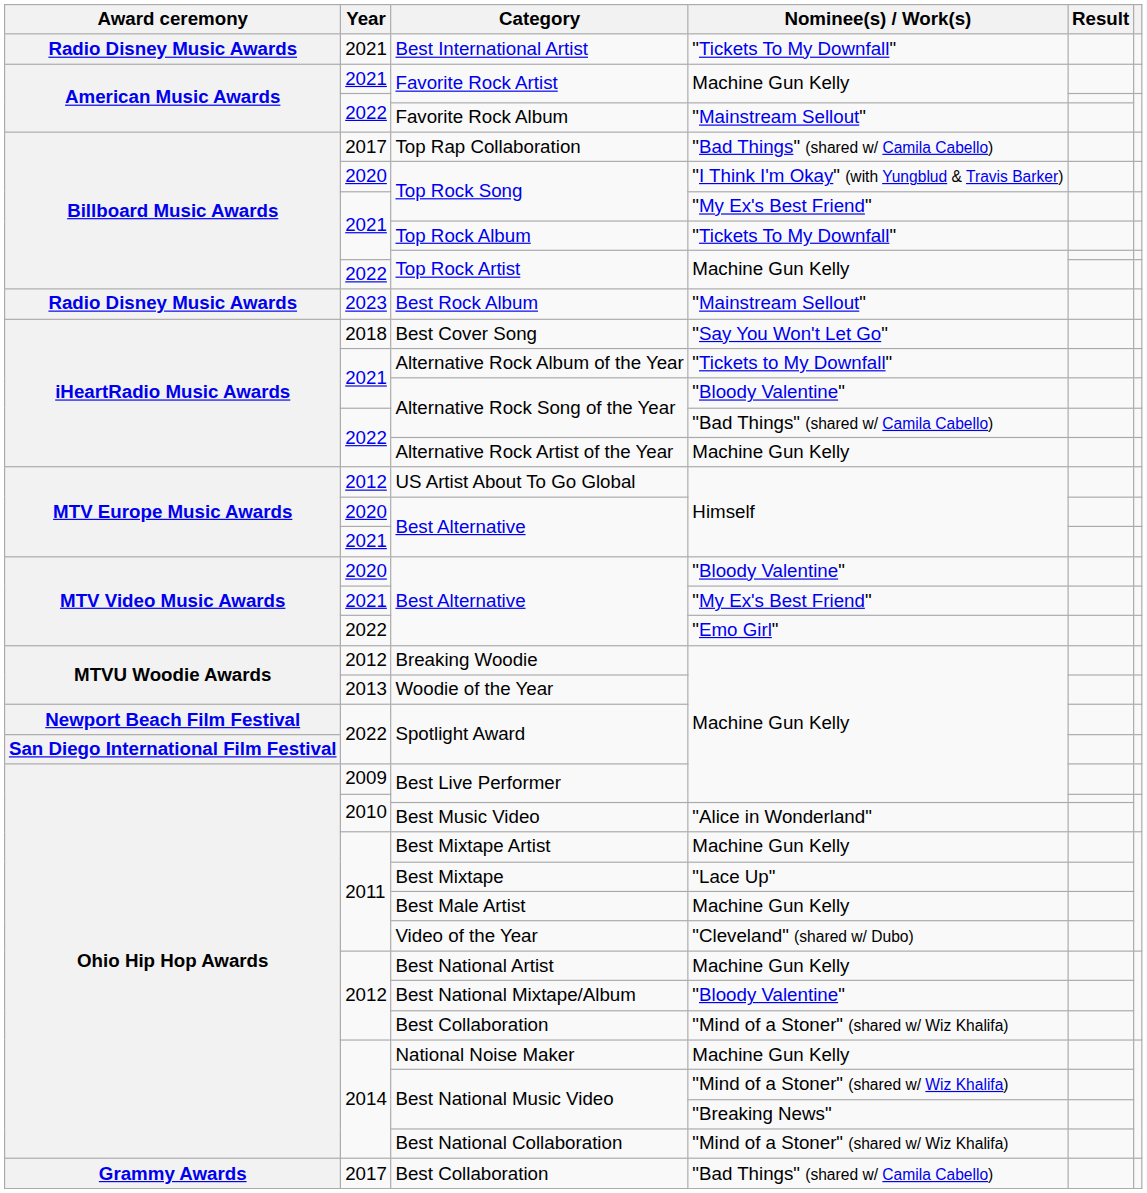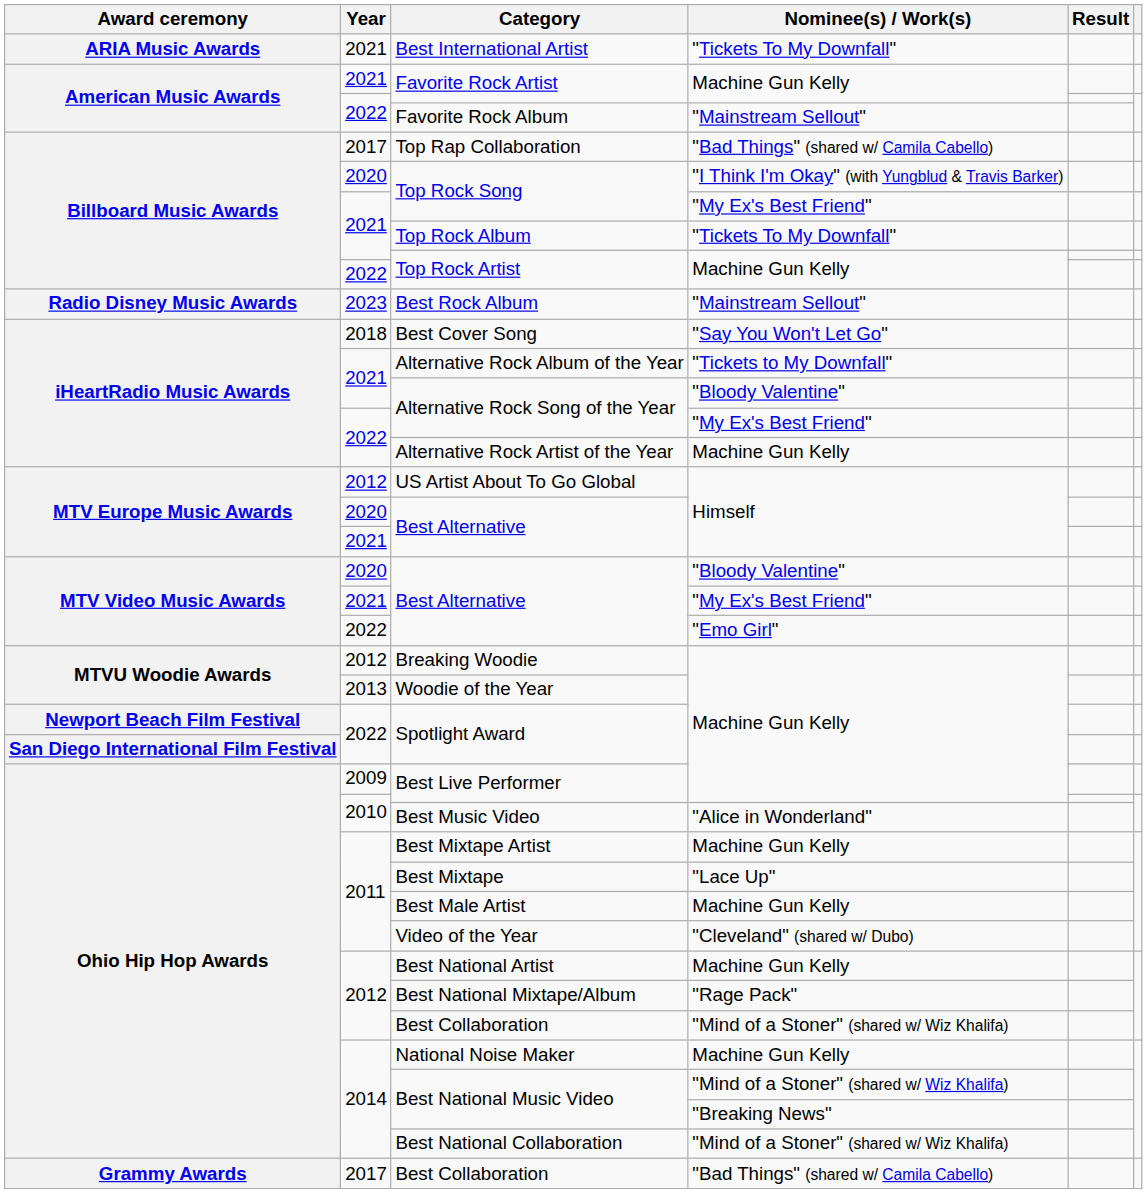(173, 49) Radio Disney Music Awards -> (173, 49) ARIA Music Awards
(843, 422) "Bad Things" (shared w/ Camila Cabello) -> (782, 422) "My Ex's Best Friend"
(769, 995) "Bloody Valentine" -> (745, 995) "Rage Pack"
